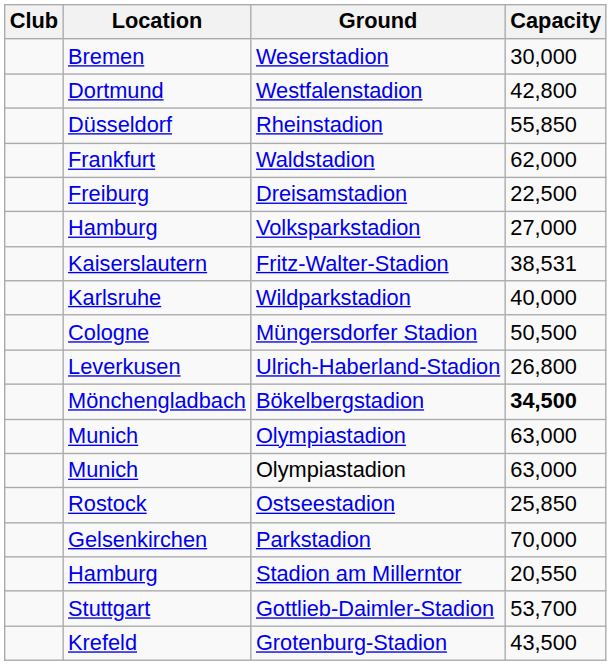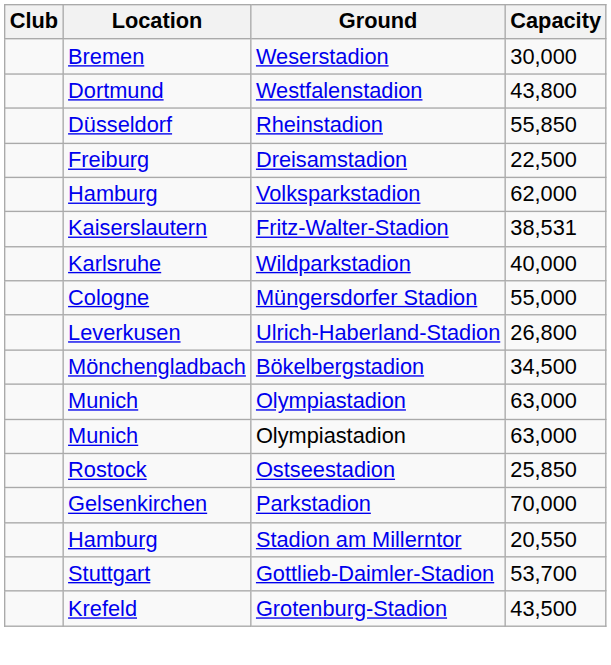(544, 90) 42,800 -> (544, 90) 43,800
- row: (112, 159)
(544, 228) 27,000 -> (544, 194) 62,000
(544, 332) 50,500 -> (544, 297) 55,000
(544, 401) bold -> (544, 366) normal
